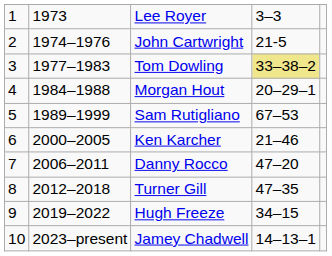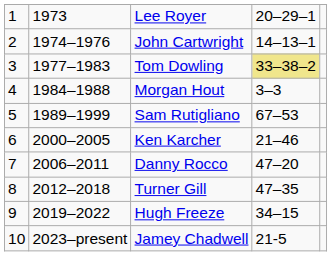(269, 16) 3–3 -> (286, 16) 20–29–1
(271, 41) 21-5 -> (286, 41) 14–13–1
(286, 90) 20–29–1 -> (269, 90) 3–3
(286, 238) 14–13–1 -> (271, 238) 21-5
